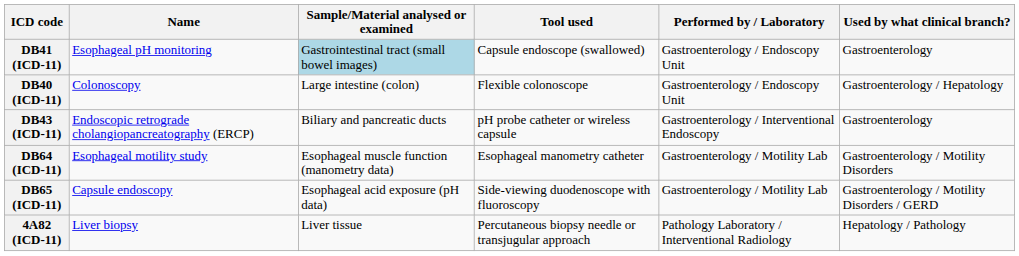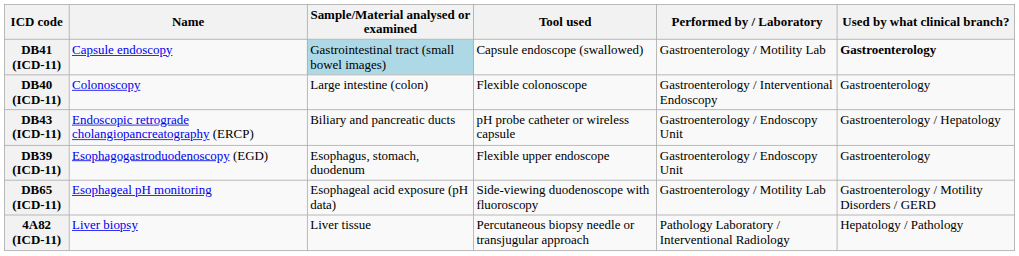(142, 49) Esophageal pH monitoring -> (122, 49) Capsule endoscopy
(740, 57) Gastroenterology / Endoscopy Unit -> (743, 49) Gastroenterology / Motility Lab
(888, 49) normal -> (888, 49) bold
(740, 92) Gastroenterology / Endoscopy Unit -> (746, 92) Gastroenterology / Interventional Endoscopy
(923, 85) Gastroenterology / Hepatology -> (885, 85) Gastroenterology
(748, 127) Gastroenterology / Interventional Endoscopy -> (739, 127) Gastroenterology / Endoscopy Unit
(888, 120) Gastroenterology -> (920, 120) Gastroenterology / Hepatology
+ row: (37, 162)
- row: (37, 162)
(122, 190) Capsule endoscopy -> (142, 190) Esophageal pH monitoring
